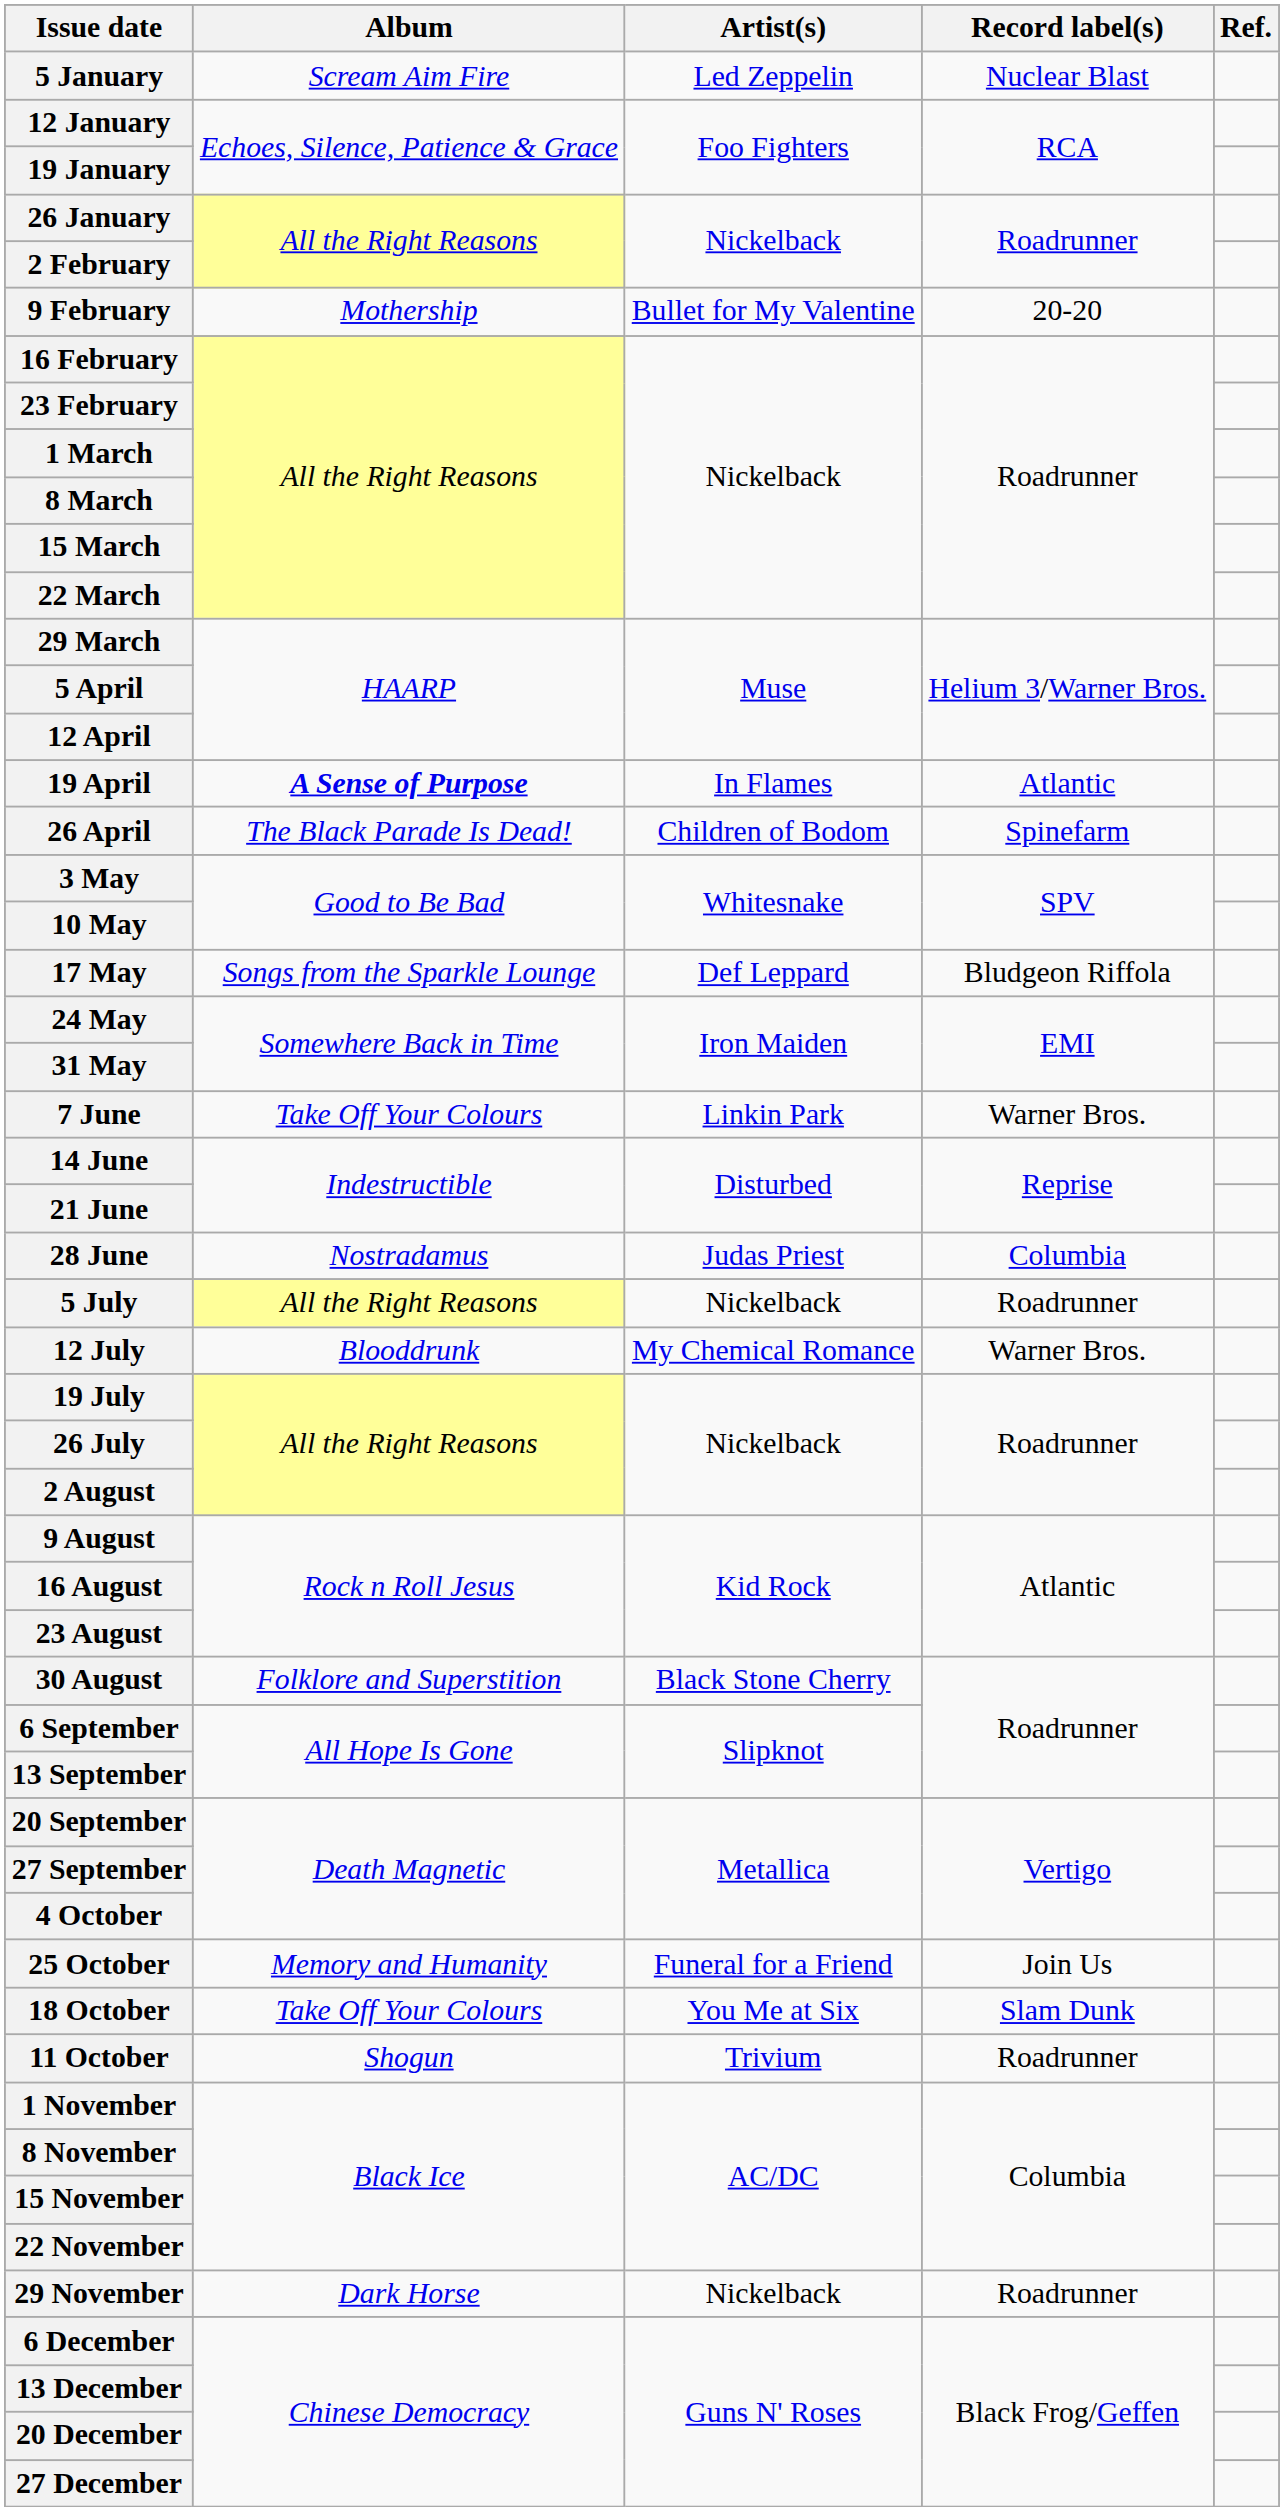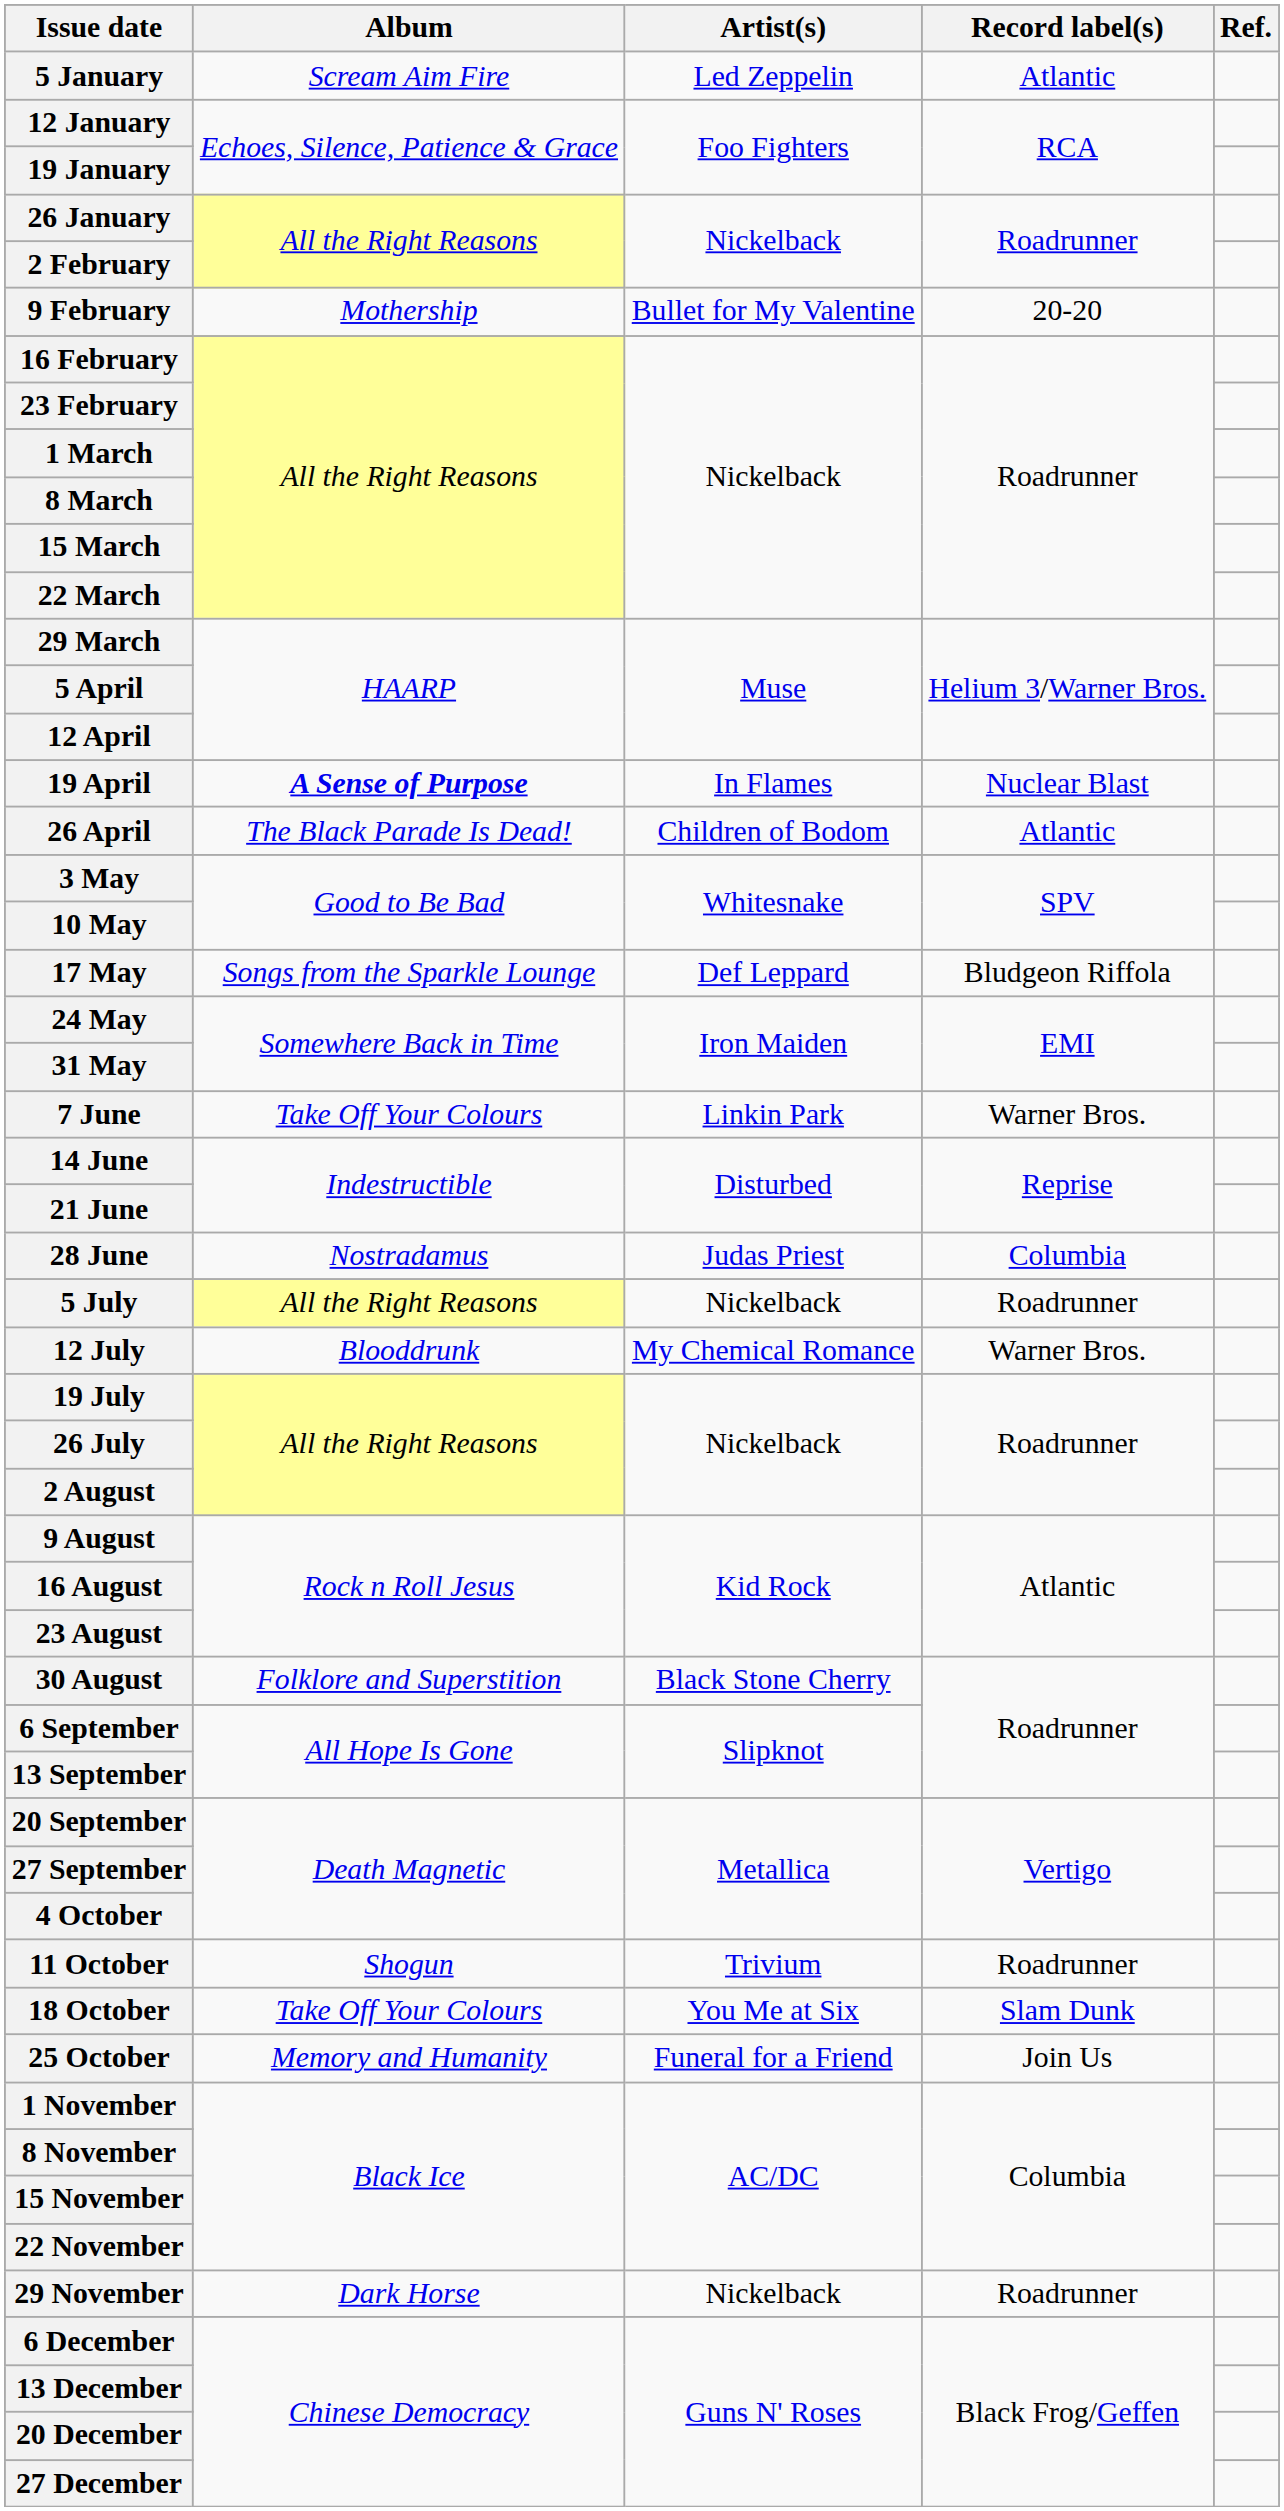(1067, 75) Nuclear Blast -> (1067, 75) Atlantic
(1067, 783) Atlantic -> (1067, 783) Nuclear Blast
(1067, 830) Spinefarm -> (1067, 830) Atlantic
rows swapped: (99, 2057) <-> (99, 1963)
